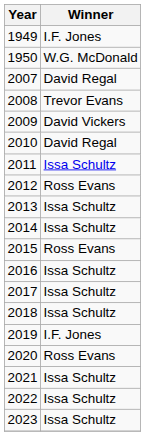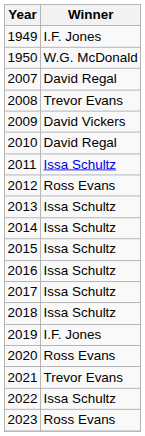(79, 249) Ross Evans -> (80, 249) Issa Schultz
(80, 377) Issa Schultz -> (83, 377) Trevor Evans
(80, 420) Issa Schultz -> (79, 420) Ross Evans
